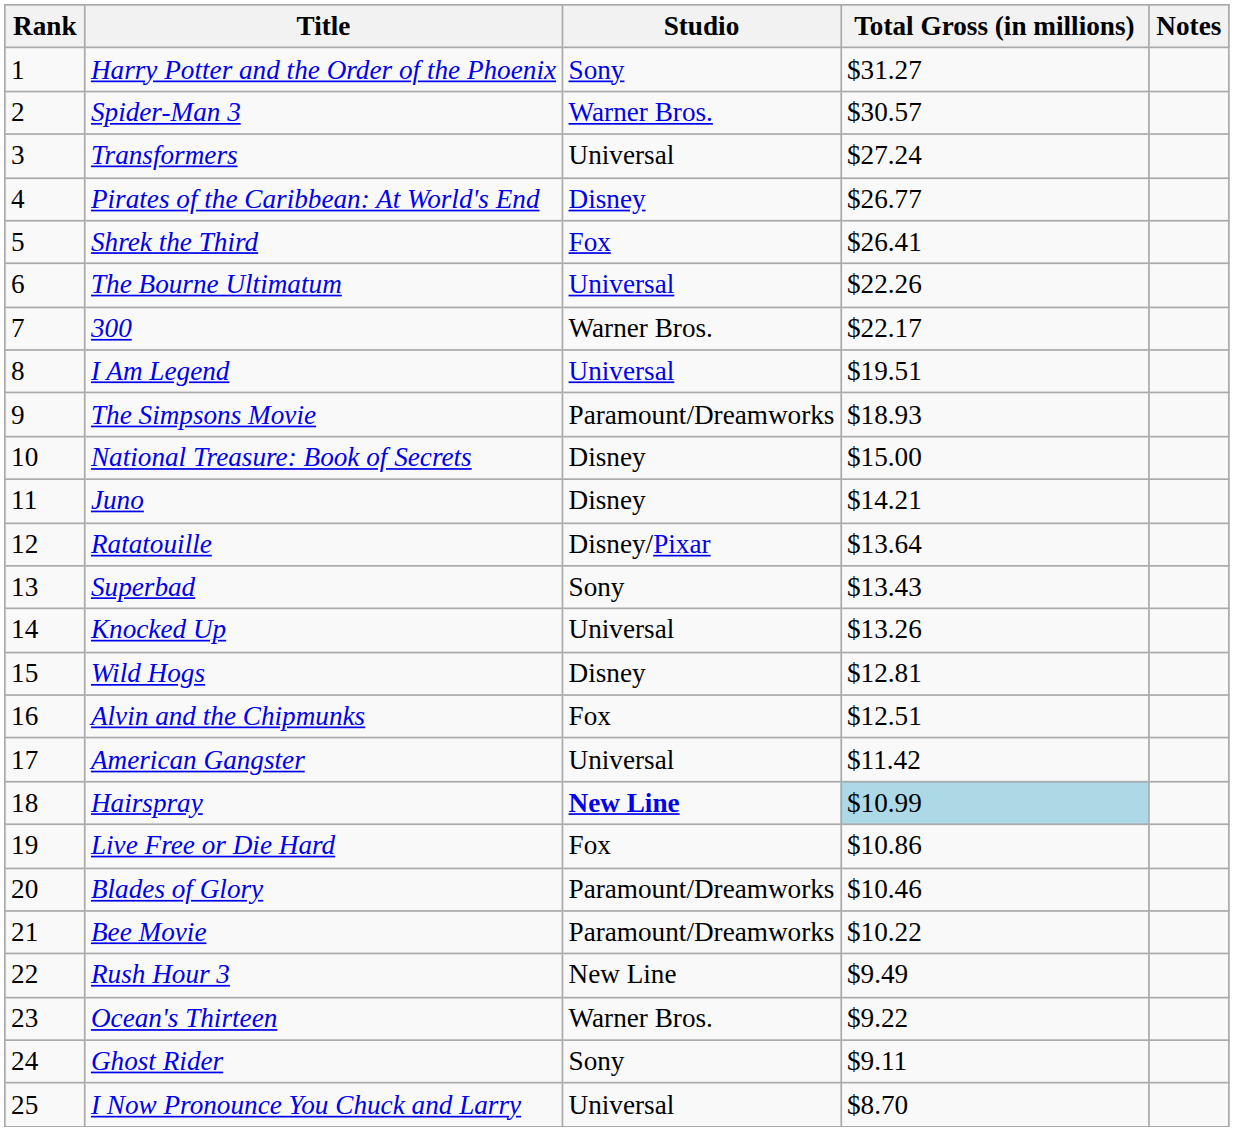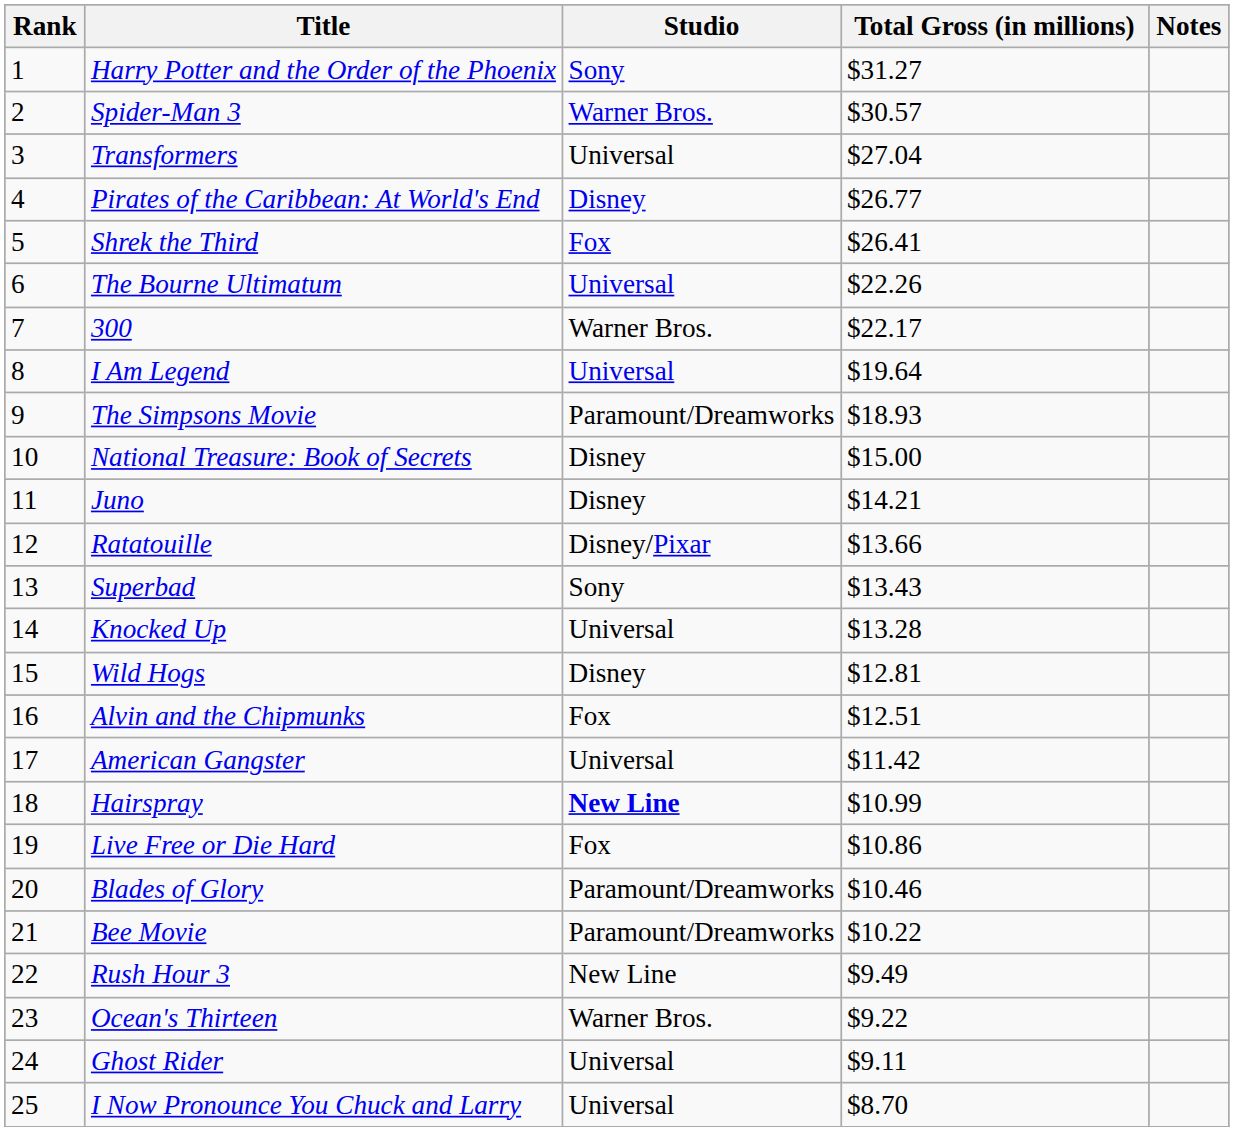(884, 155) $27.24 -> (884, 155) $27.04
(884, 371) $19.51 -> (884, 371) $19.64
(884, 543) $13.64 -> (884, 543) $13.66
(884, 629) $13.26 -> (884, 629) $13.28
(884, 802) lightblue background -> (884, 802) no background
(597, 1061) Sony -> (621, 1061) Universal
